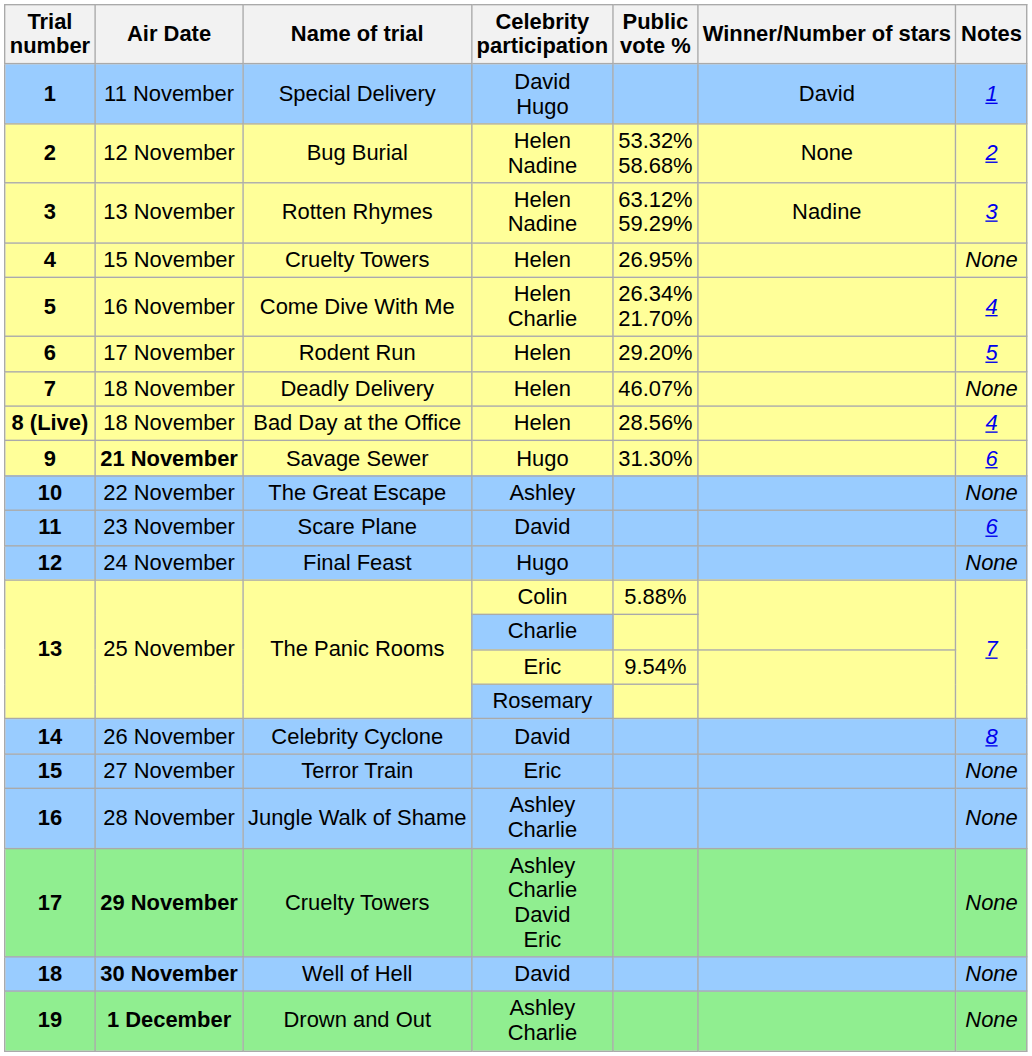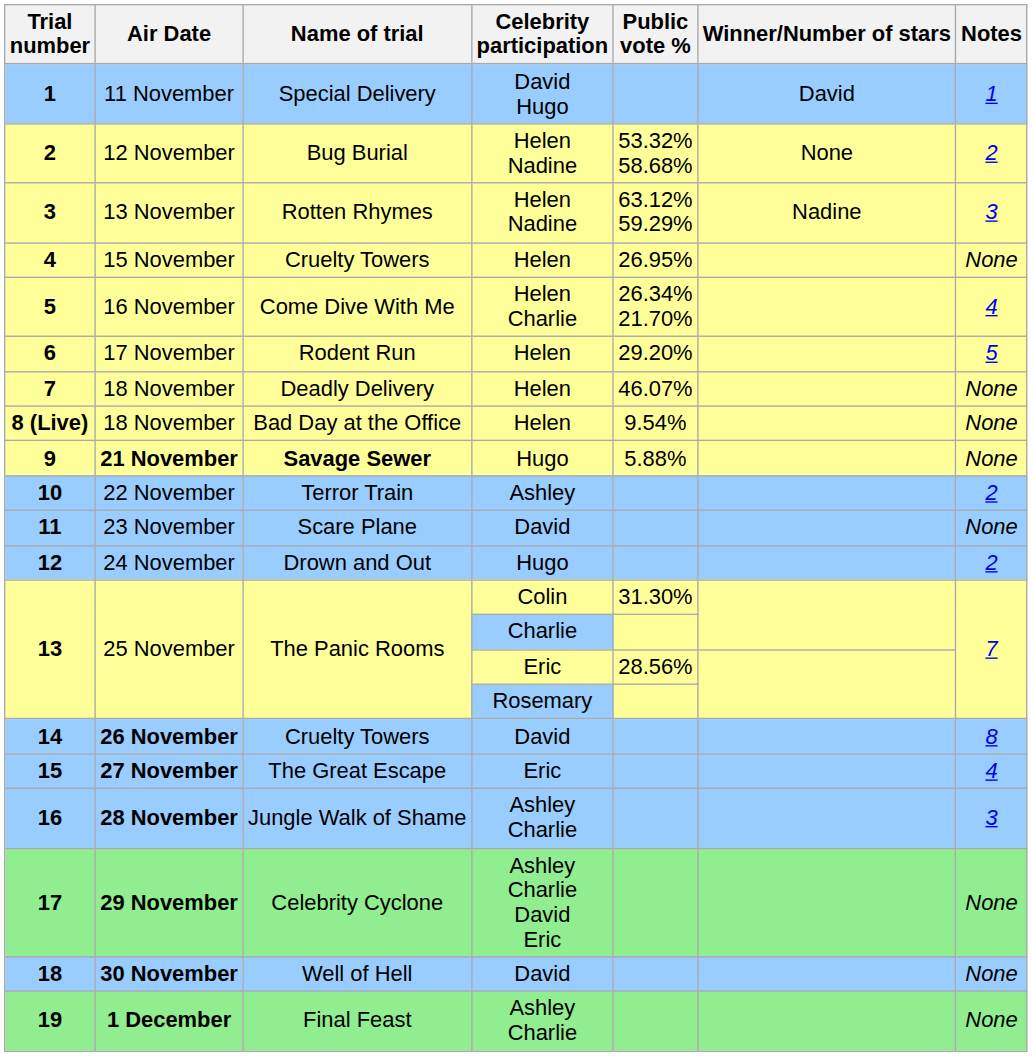(655, 423) 28.56% -> (655, 423) 9.54%
(992, 423) 4 -> (992, 423) None
(357, 458) normal -> (357, 458) bold
(655, 458) 31.30% -> (655, 458) 5.88%
(992, 458) 6 -> (992, 458) None
(357, 492) The Great Escape -> (357, 492) Terror Train
(992, 492) None -> (992, 492) 2
(992, 527) 6 -> (992, 527) None
(357, 562) Final Feast -> (357, 562) Drown and Out
(992, 562) None -> (992, 562) 2
(655, 597) 5.88% -> (655, 597) 31.30%
(655, 666) 9.54% -> (655, 666) 28.56%
(169, 736) normal -> (169, 736) bold
(357, 736) Celebrity Cyclone -> (357, 736) Cruelty Towers
(169, 770) normal -> (169, 770) bold
(357, 770) Terror Train -> (357, 770) The Great Escape
(992, 770) None -> (992, 770) 4
(169, 818) normal -> (169, 818) bold
(992, 818) None -> (992, 818) 3
(357, 902) Cruelty Towers -> (357, 902) Celebrity Cyclone
(357, 1020) Drown and Out -> (357, 1020) Final Feast
